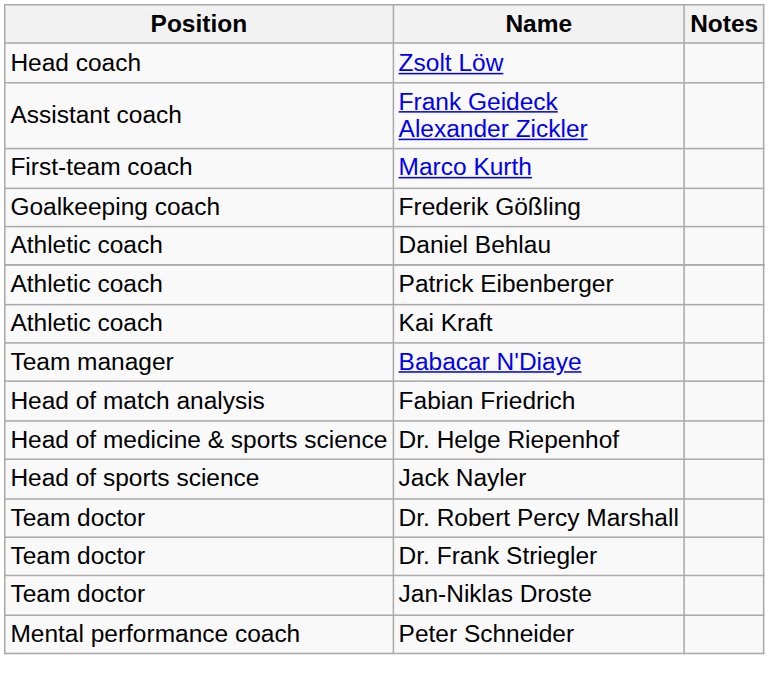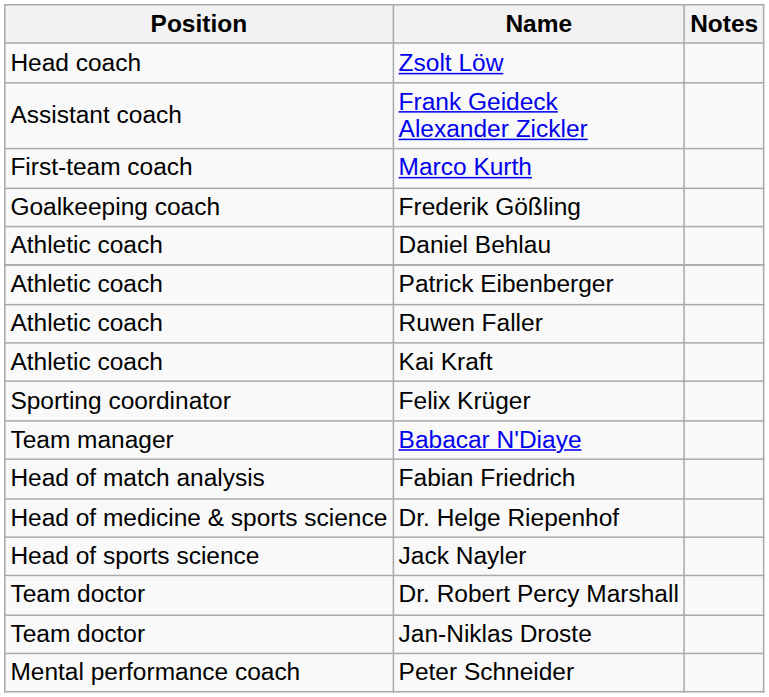+ row: (471, 323)
+ row: (465, 400)
- row: (498, 556)
